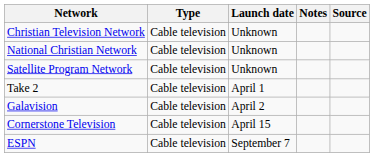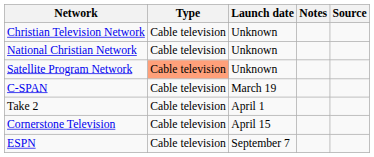(188, 69) no background -> (188, 69) lightsalmon background
+ row: (27, 87)
- row: (32, 106)
